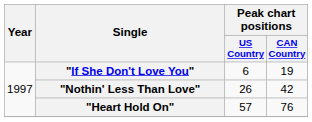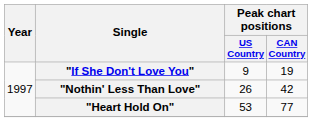(246, 71) 6 -> (246, 71) 9
(246, 107) 57 -> (246, 107) 53
(287, 107) 76 -> (287, 107) 77
